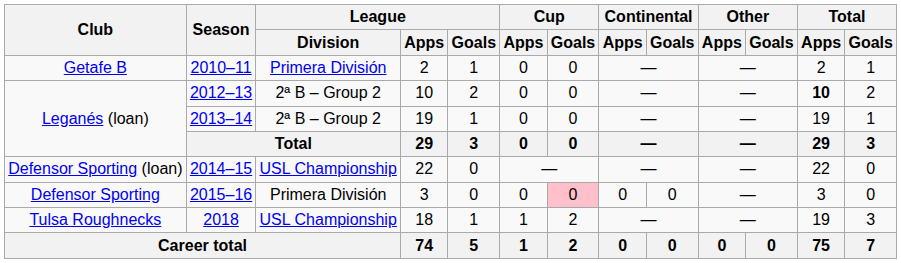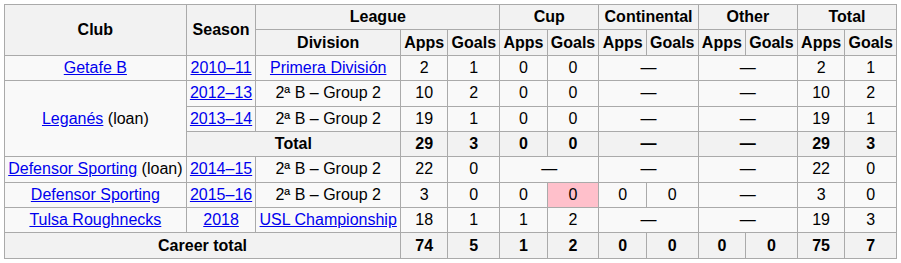(821, 93) bold -> (821, 93) normal
(328, 169) USL Championship -> (328, 169) 2ª B – Group 2
(328, 194) Primera División -> (328, 194) 2ª B – Group 2
